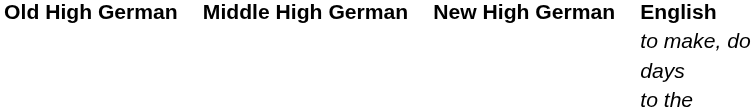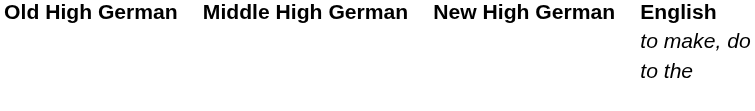- row: (663, 70)
